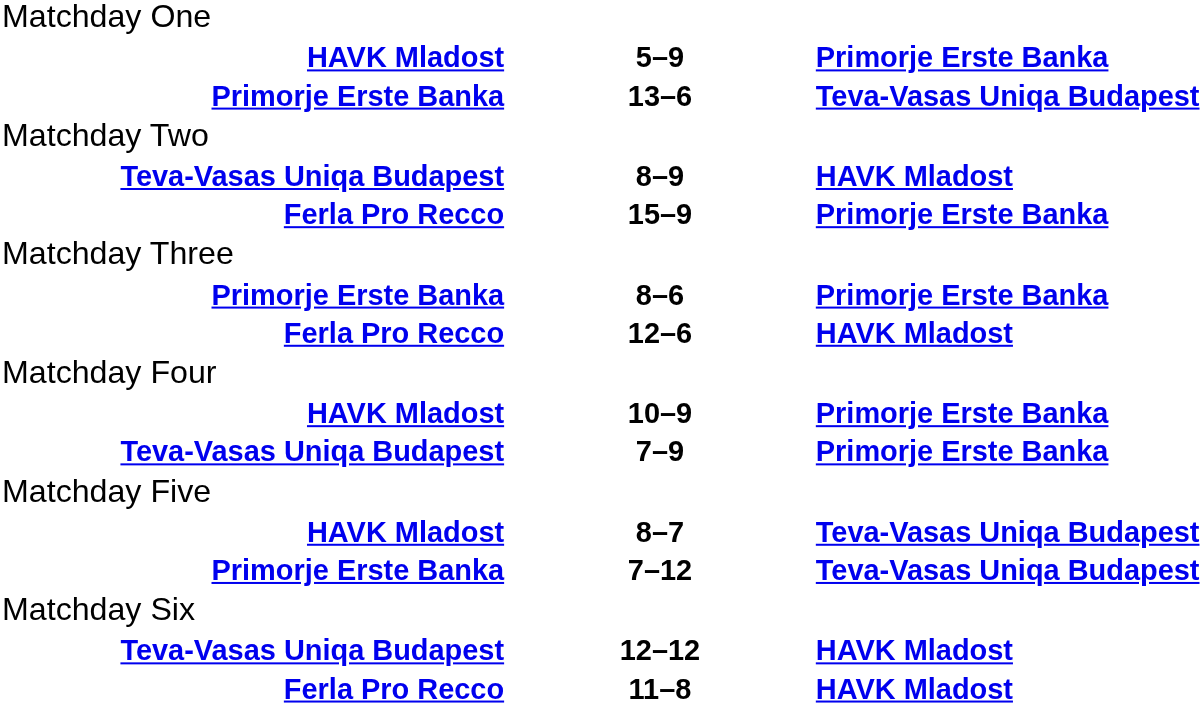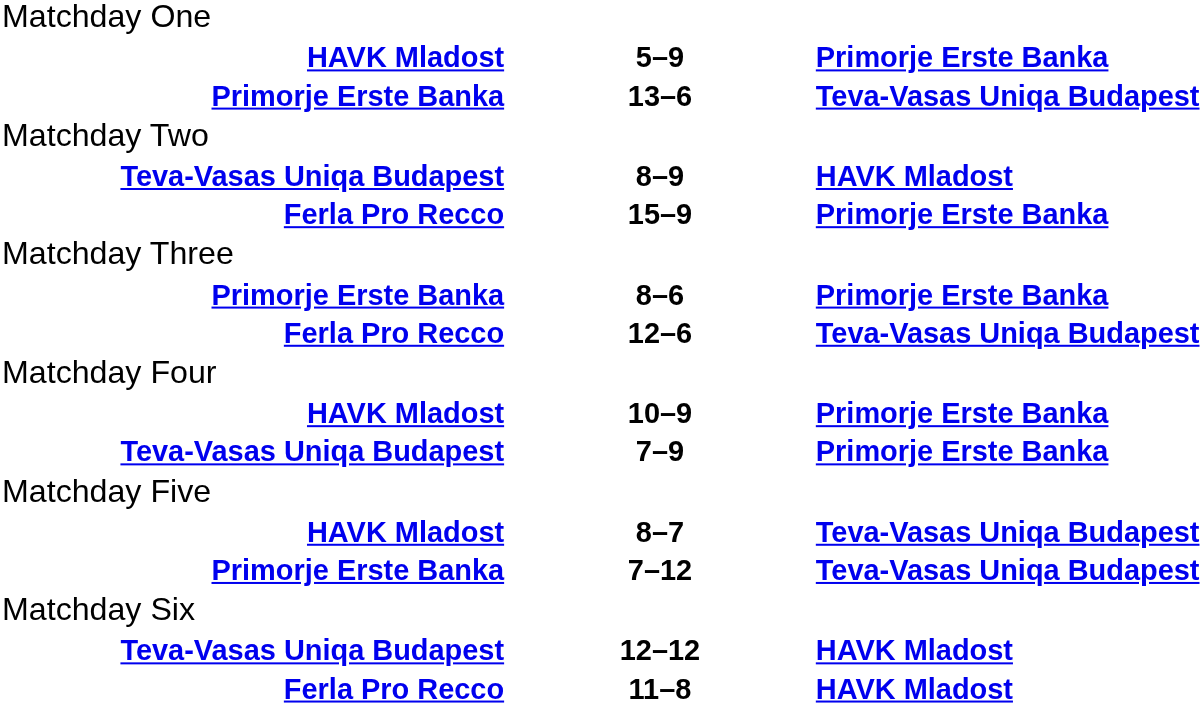(914, 333) HAVK Mladost -> (1008, 333) Teva-Vasas Uniqa Budapest
